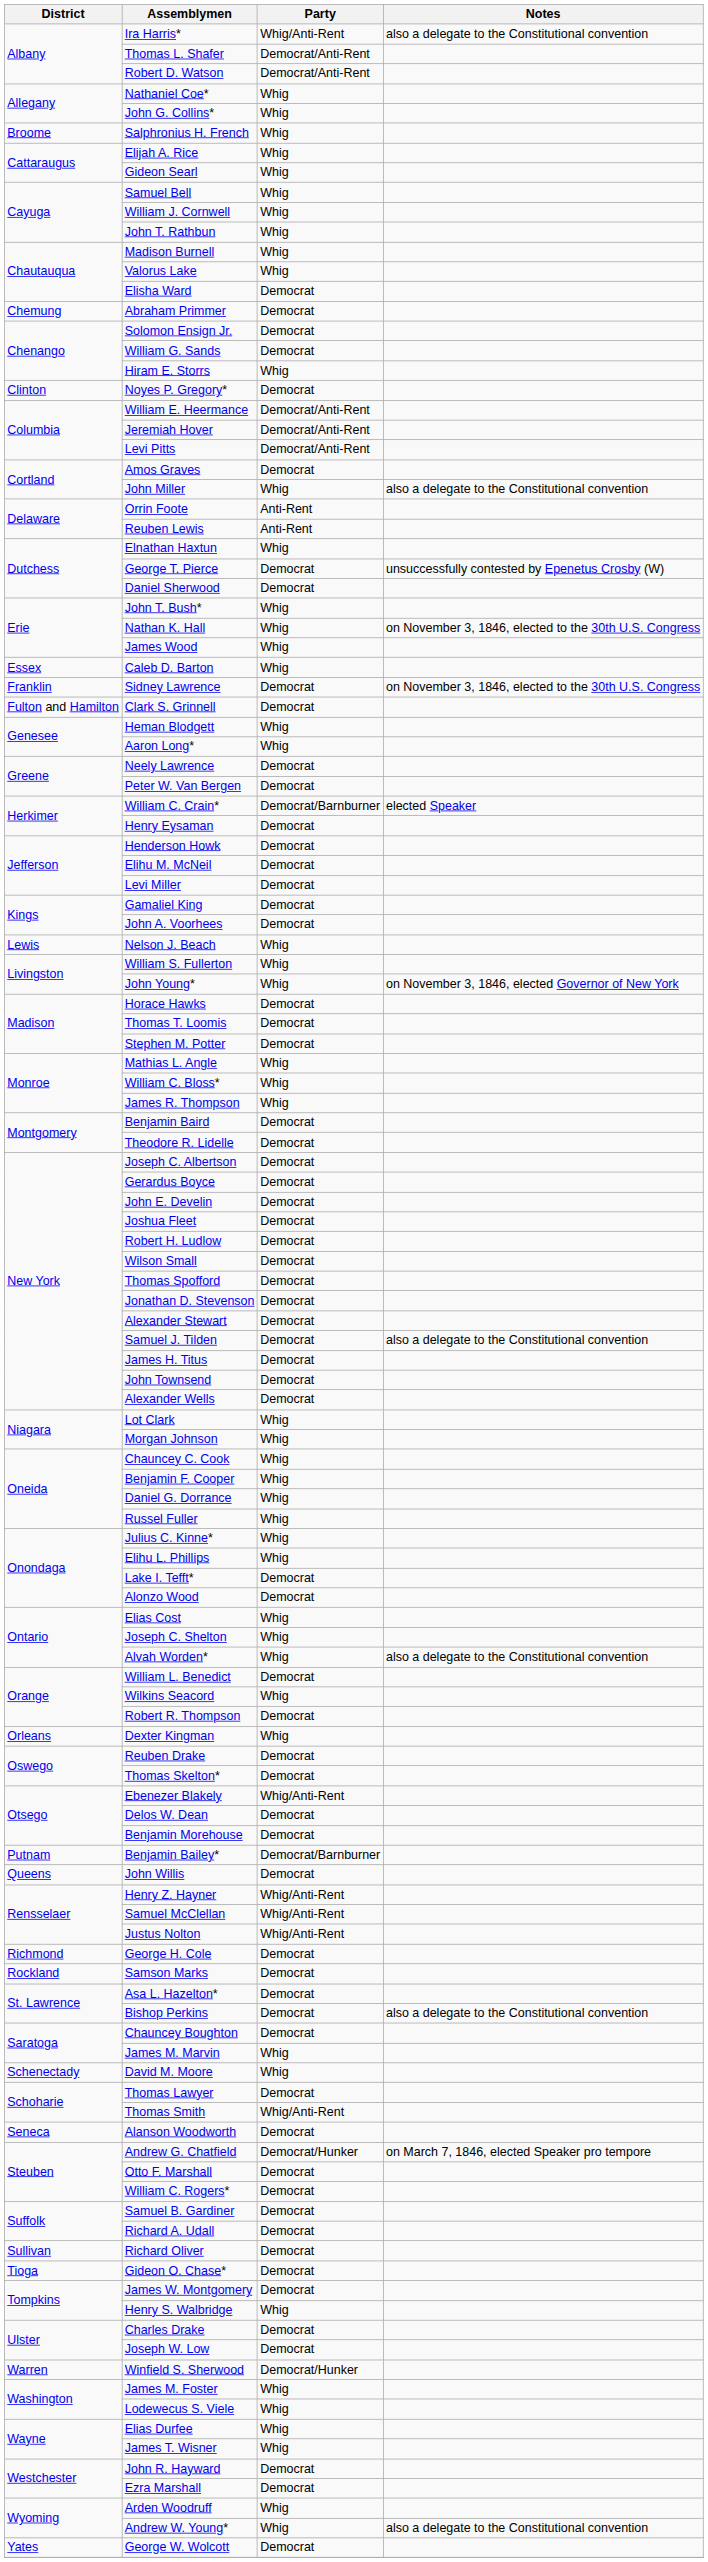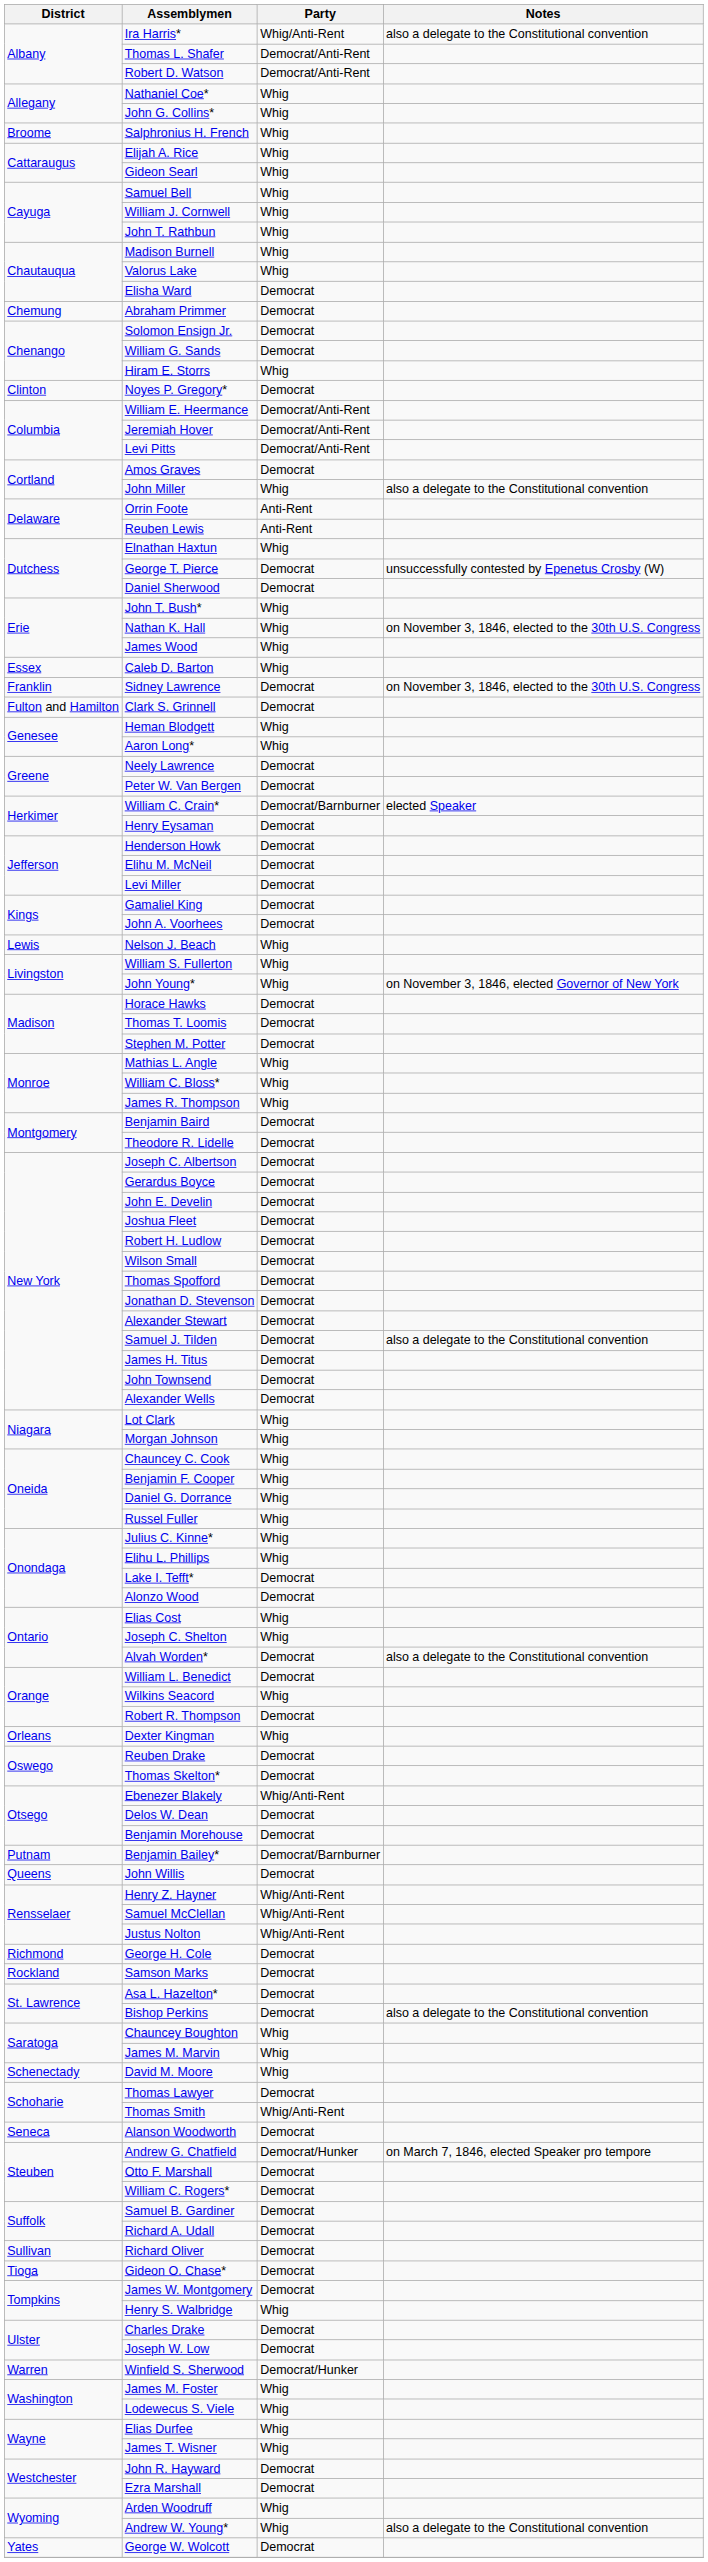(274, 1657) Whig -> (287, 1657) Democrat
(287, 2033) Democrat -> (274, 2033) Whig
